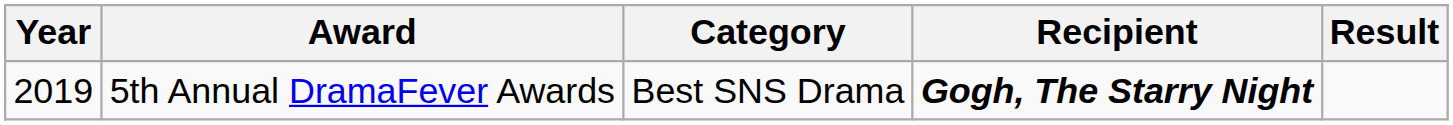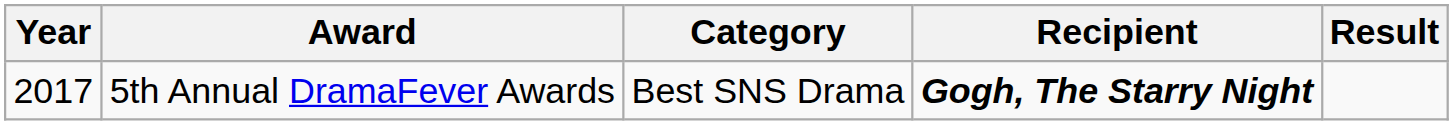(53, 89) 2019 -> (53, 89) 2017
